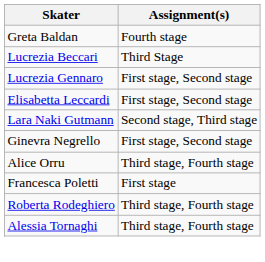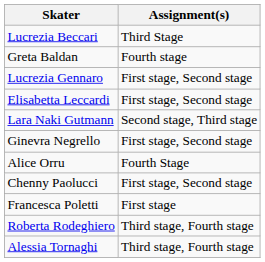rows swapped: (43, 36) <-> (53, 57)
(187, 162) Third stage, Fourth stage -> (155, 162) Fourth Stage
+ row: (53, 183)
